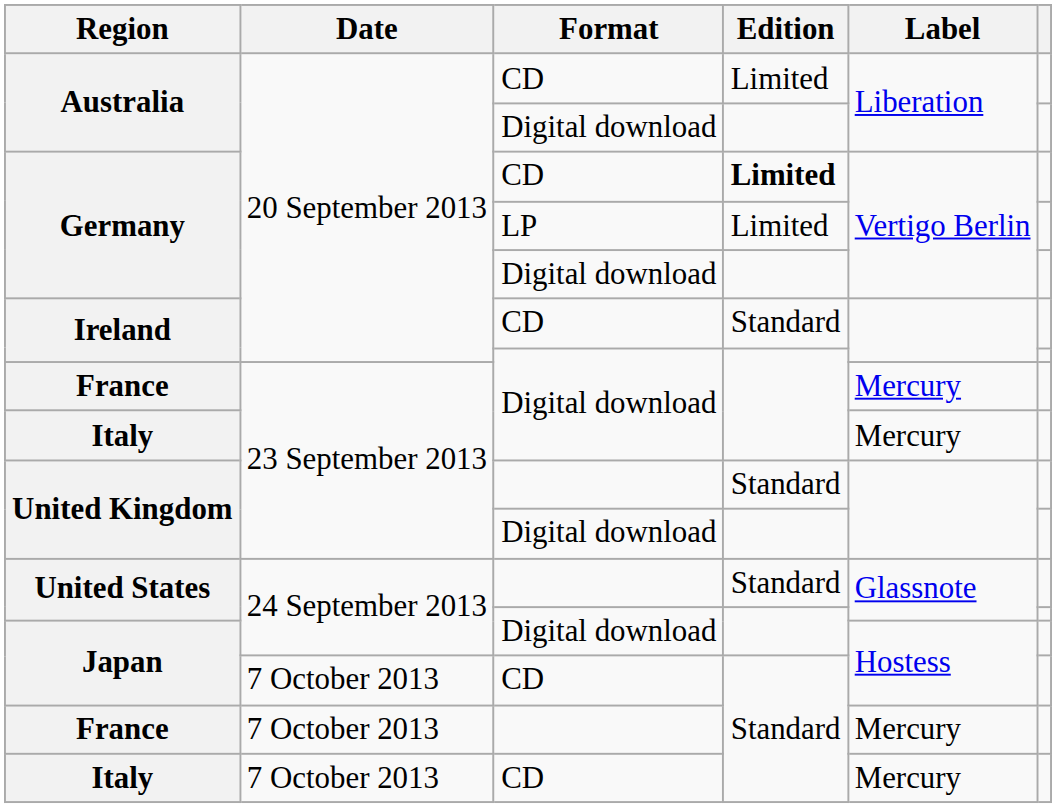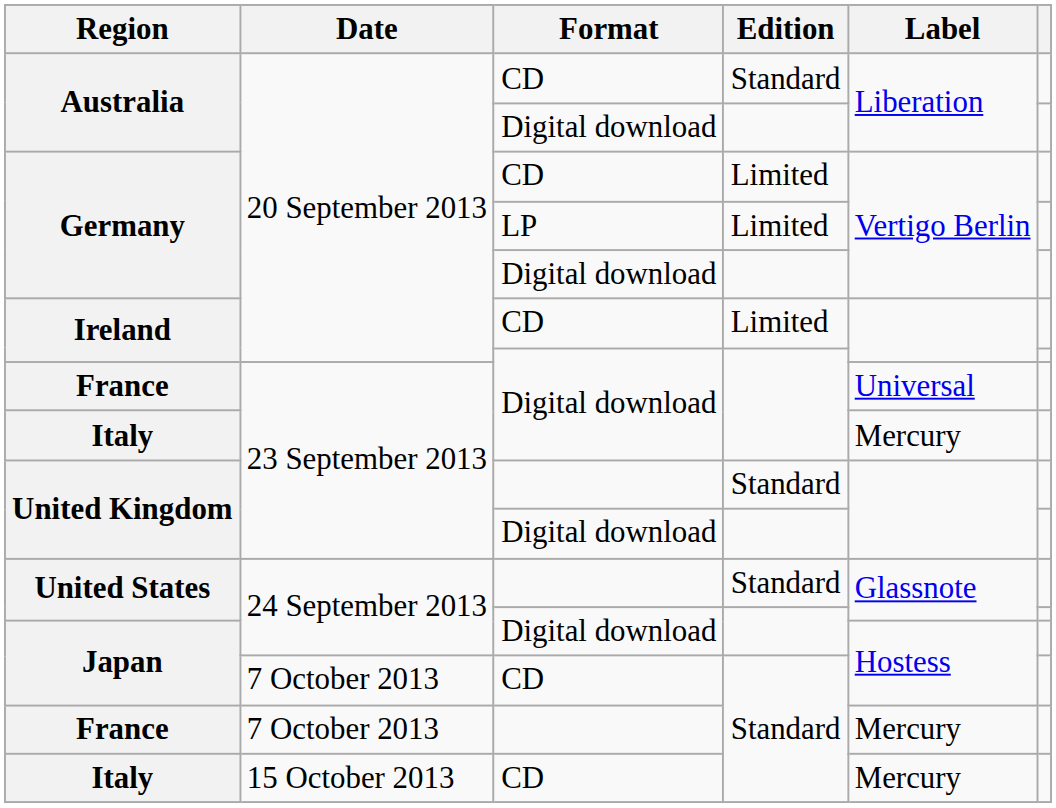(780, 77) Limited -> (786, 77) Standard
(783, 175) bold -> (780, 175) normal
(786, 322) Standard -> (780, 322) Limited
(908, 386) Mercury -> (915, 386) Universal
(343, 777) 7 October 2013 -> (351, 777) 15 October 2013
